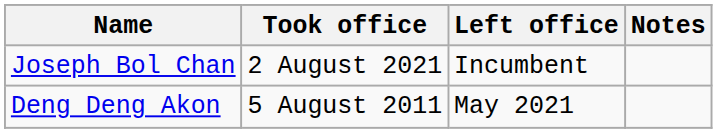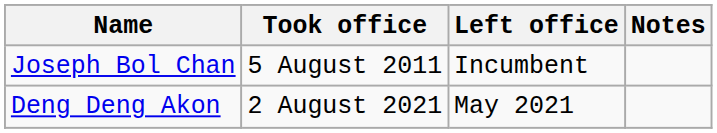(345, 66) 2 August 2021 -> (345, 66) 5 August 2011
(345, 107) 5 August 2011 -> (345, 107) 2 August 2021
